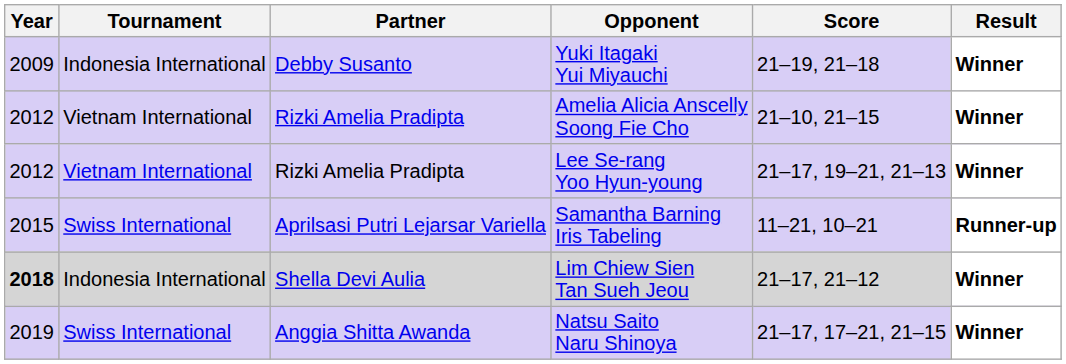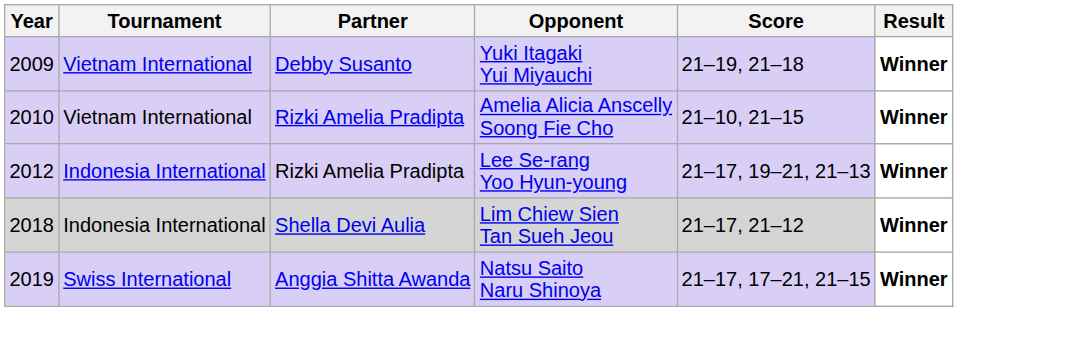(164, 64) Indonesia International -> (158, 64) Vietnam International
(32, 118) 2012 -> (32, 118) 2010
(158, 171) Vietnam International -> (164, 171) Indonesia International
- row: (638, 225)
(32, 279) bold -> (32, 225) normal
